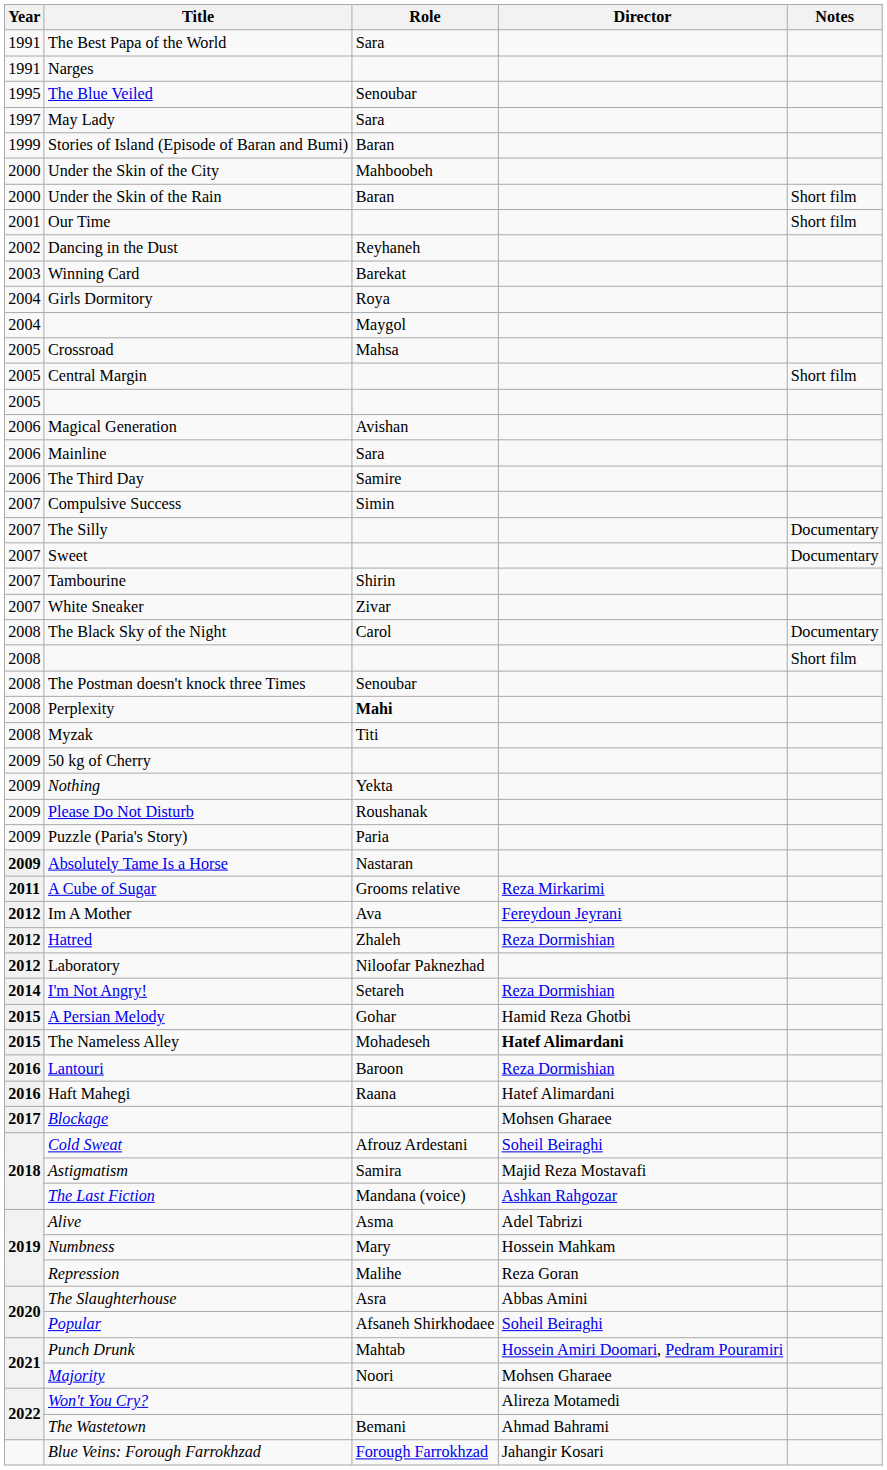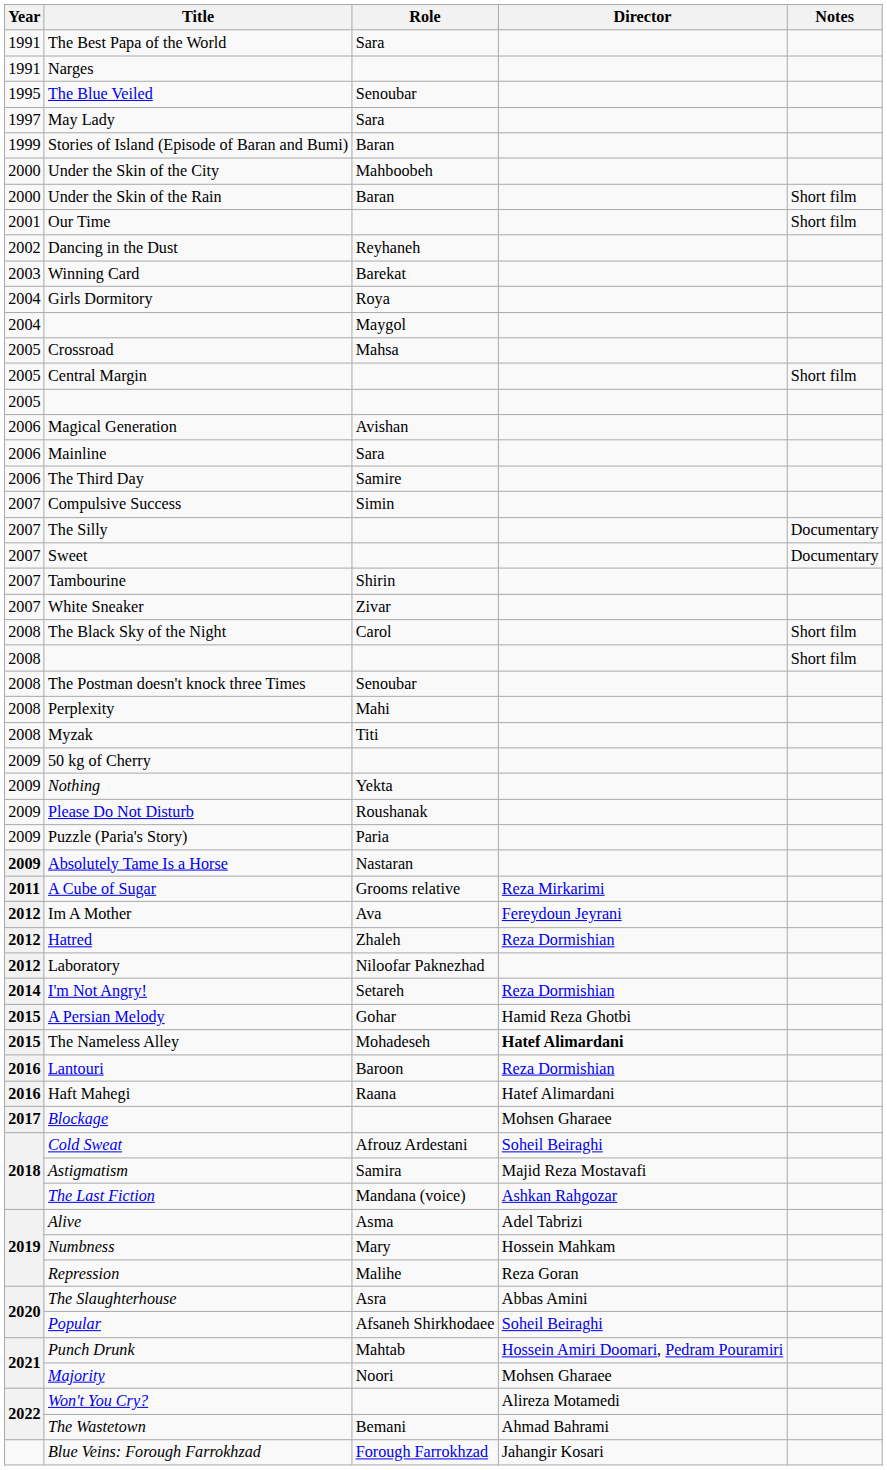(835, 632) Documentary -> (824, 632) Short film
(374, 709) bold -> (373, 709) normal
